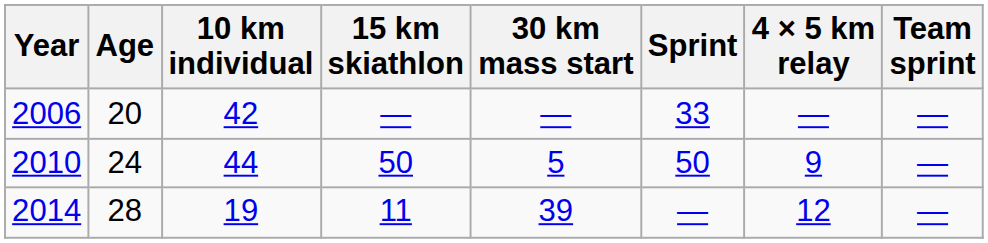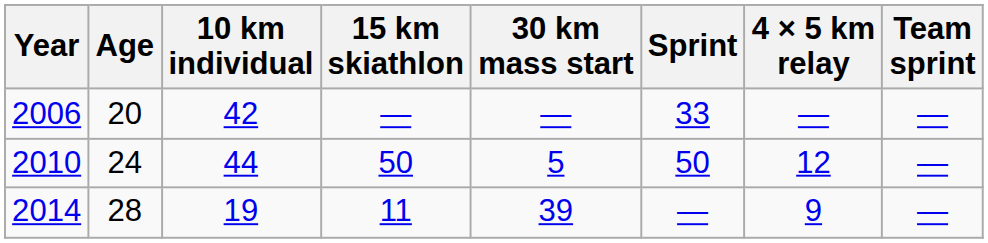(813, 162) 9 -> (813, 162) 12
(813, 211) 12 -> (813, 211) 9
